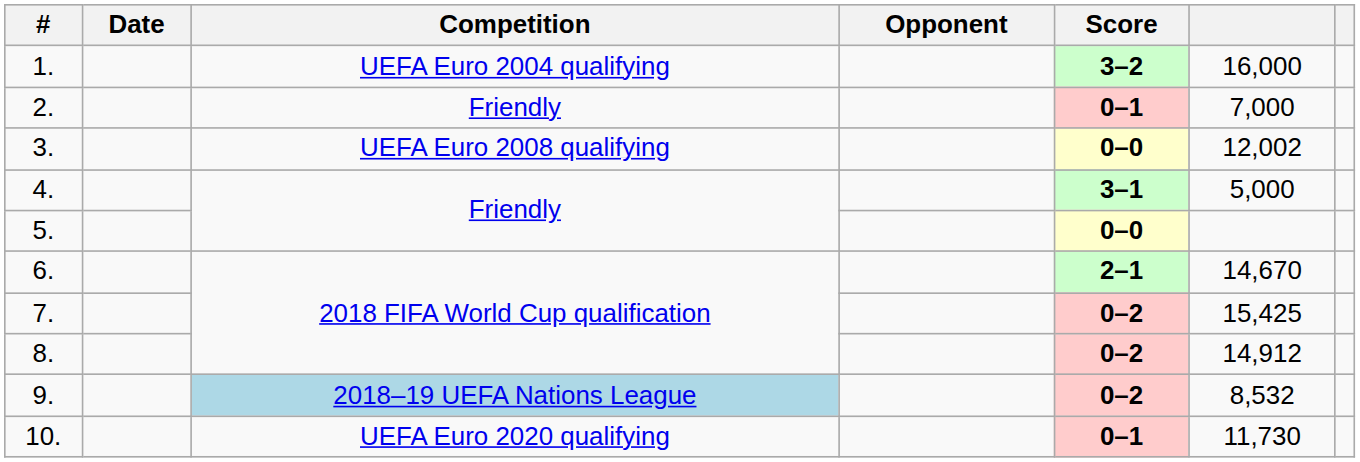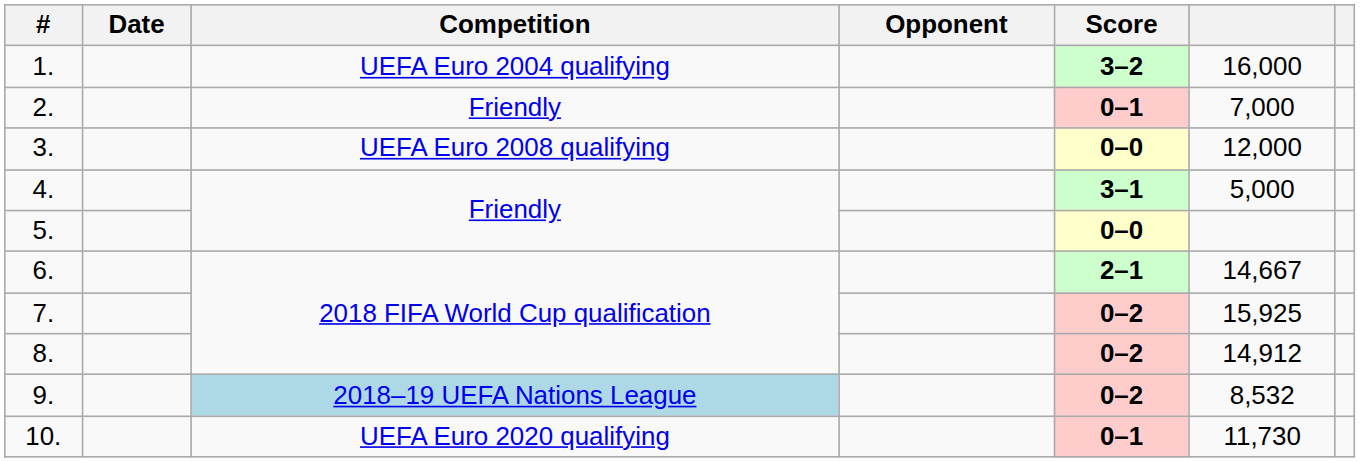(1262, 148) 12,002 -> (1262, 148) 12,000
(1262, 271) 14,670 -> (1262, 271) 14,667
(1262, 312) 15,425 -> (1262, 312) 15,925
